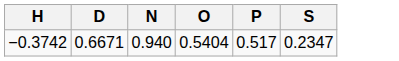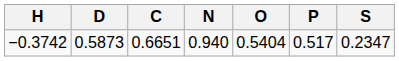+ column: (156, 17)
(99, 42) 0.6671 -> (99, 42) 0.5873
